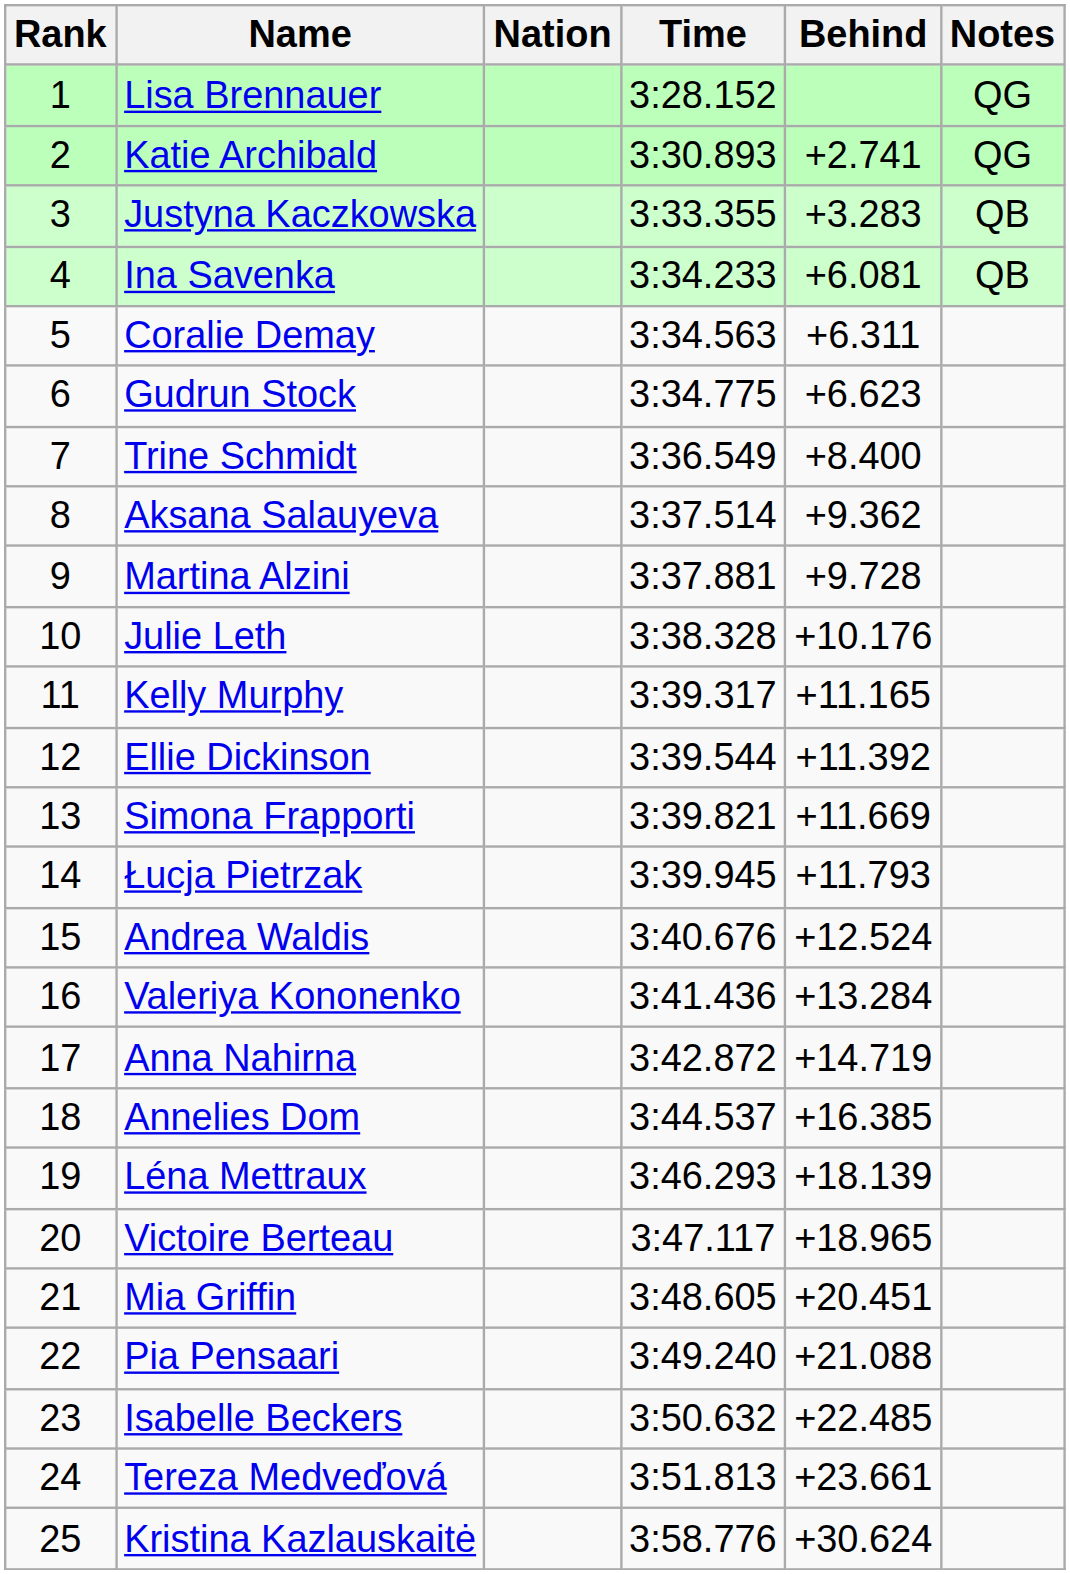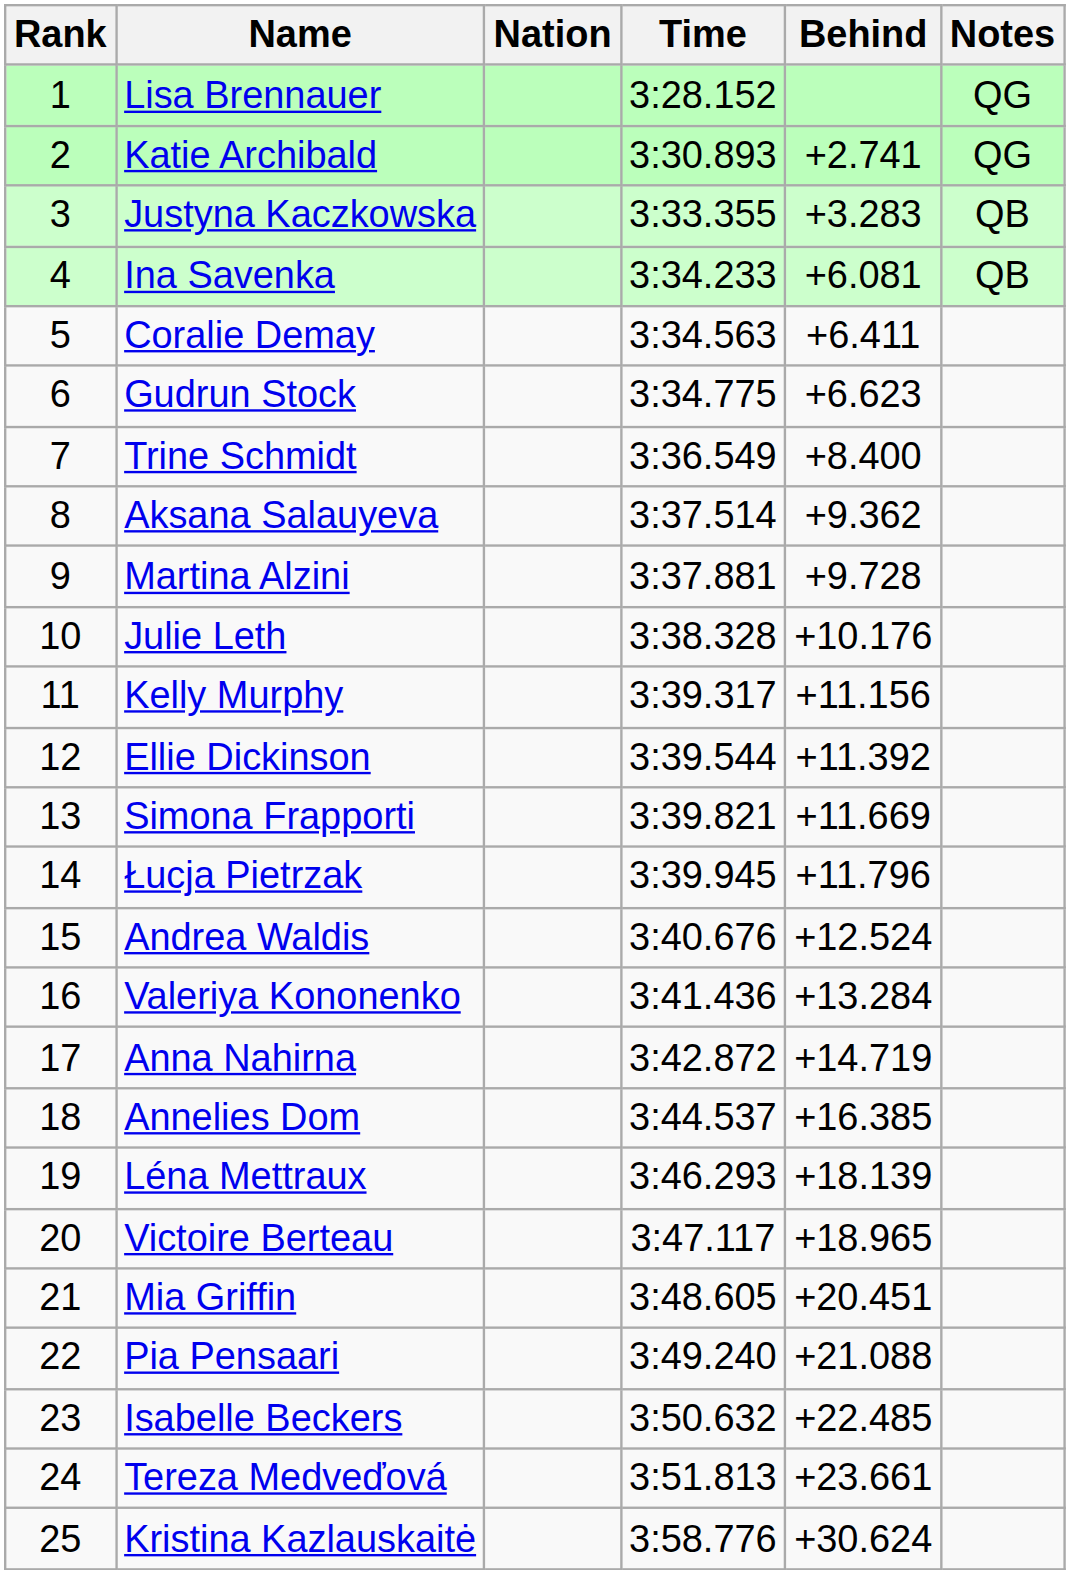(863, 335) +6.311 -> (863, 335) +6.411
(863, 696) +11.165 -> (863, 696) +11.156
(863, 876) +11.793 -> (863, 876) +11.796
